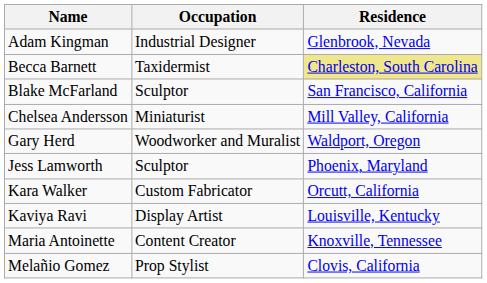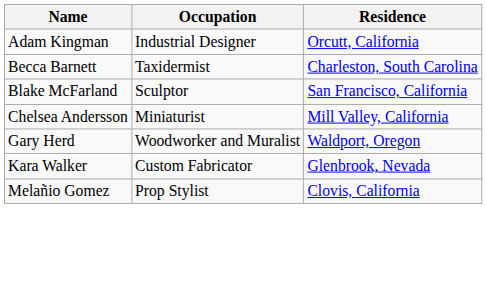(369, 41) Glenbrook, Nevada -> (363, 41) Orcutt, California
(393, 66) khaki background -> (393, 66) no background
- row: (55, 166)
(363, 191) Orcutt, California -> (369, 166) Glenbrook, Nevada
- row: (48, 215)
- row: (61, 240)
